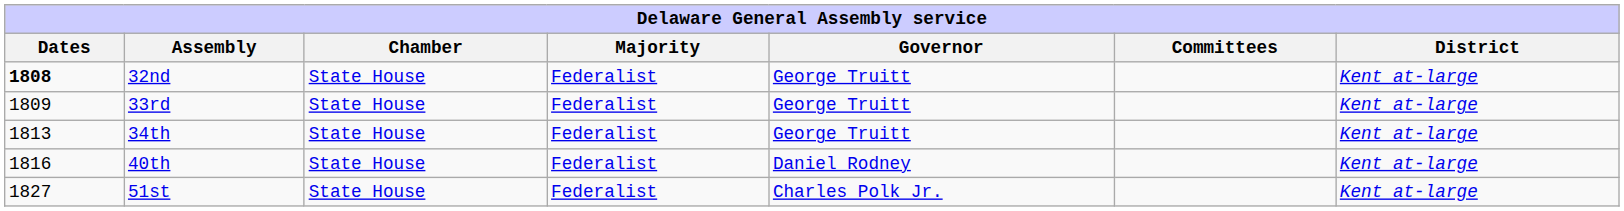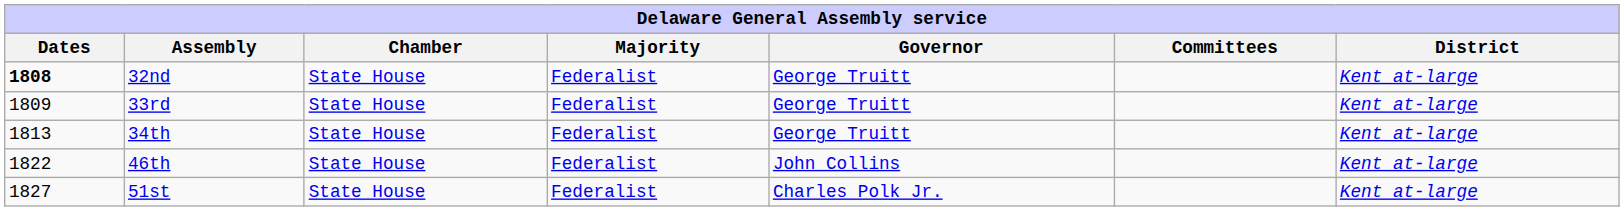- row: (149, 163)
+ row: (149, 163)
